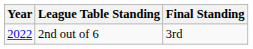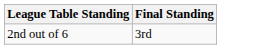- column: (20, 14)
